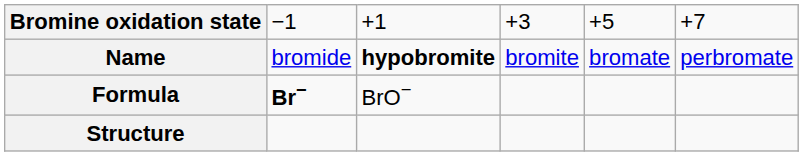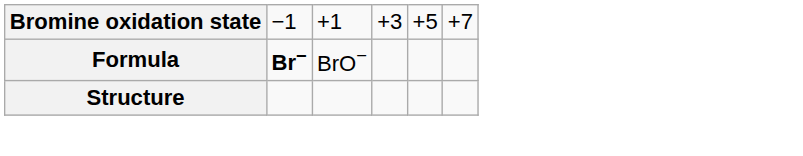- row: (136, 57)
